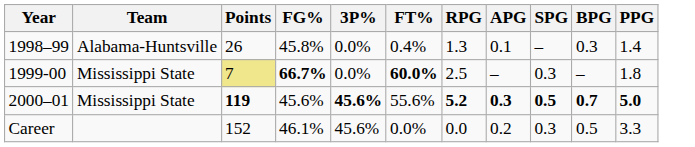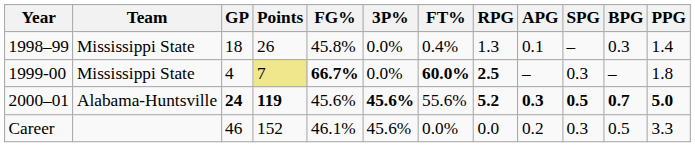+ column: (237, 18)
(147, 45) Alabama-Huntsville -> (136, 45) Mississippi State
(456, 73) normal -> (488, 73) bold
(136, 100) Mississippi State -> (147, 100) Alabama-Huntsville
